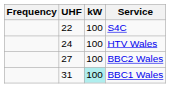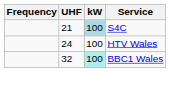(67, 28) 22 -> (67, 28) 21
(95, 28) no background -> (95, 28) lightblue background
- row: (135, 59)
(67, 75) 31 -> (67, 59) 32
